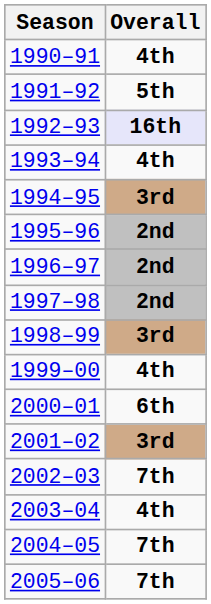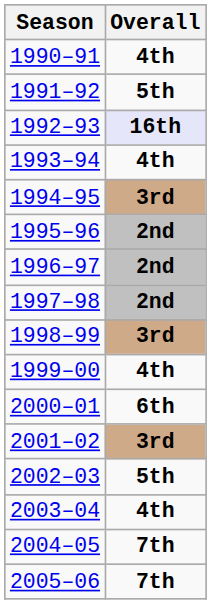(155, 477) 7th -> (155, 477) 5th
